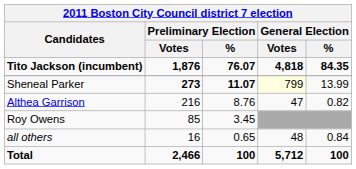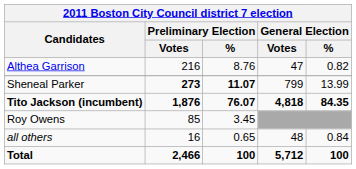rows swapped: (75, 66) <-> (46, 102)
(294, 84) lightyellow background -> (294, 84) no background
